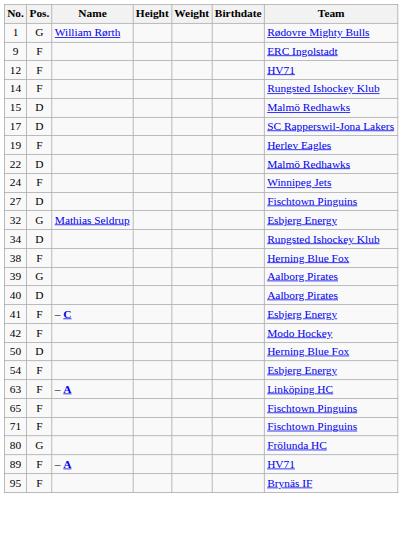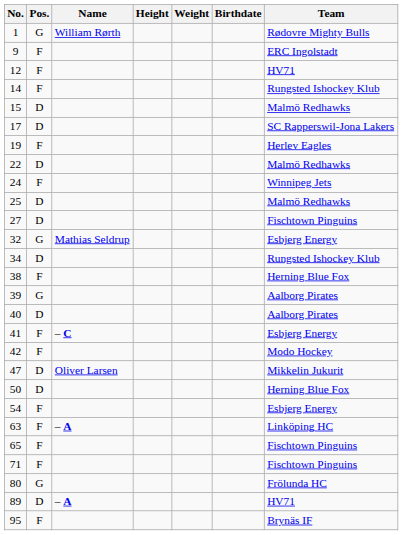+ row: (16, 201)
+ row: (16, 370)
(39, 464) F -> (39, 502) D
